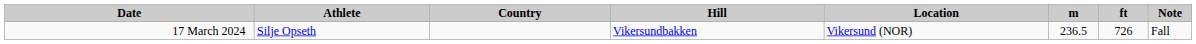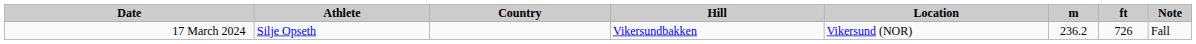(1074, 30) 236.5 -> (1074, 30) 236.2
